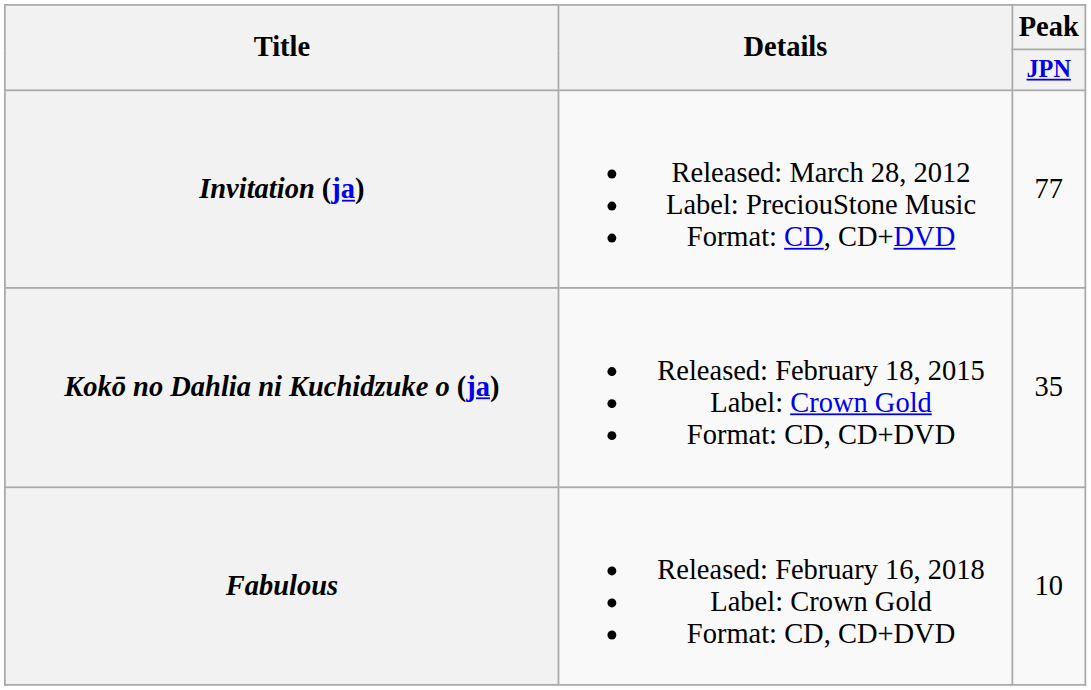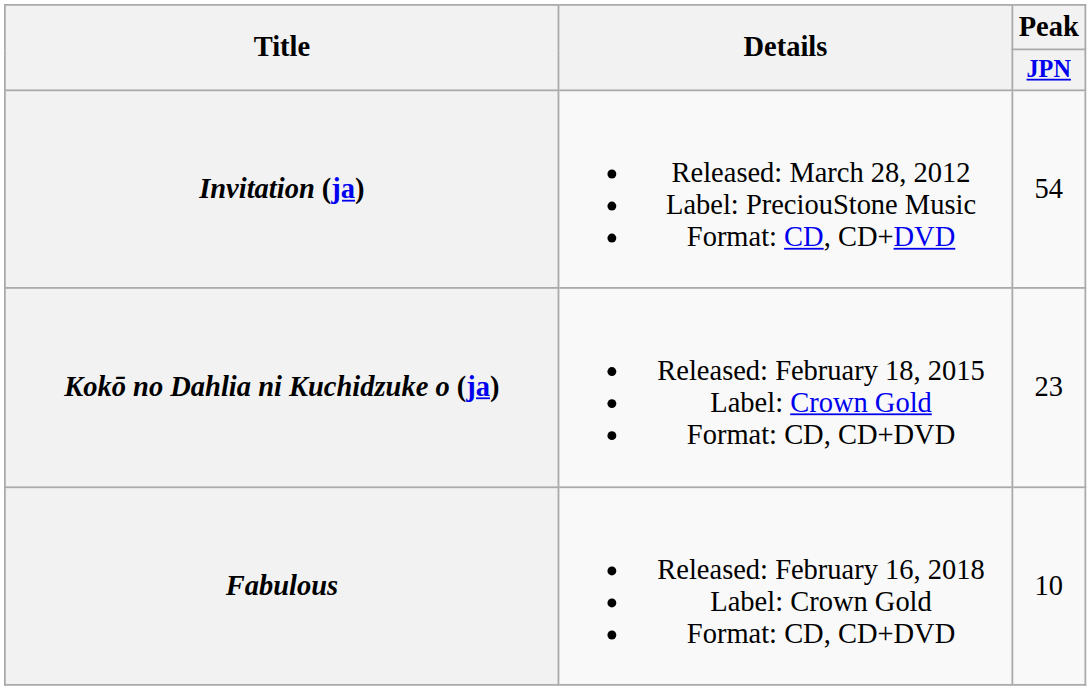(1049, 188) 77 -> (1049, 188) 54
(1049, 386) 35 -> (1049, 386) 23
